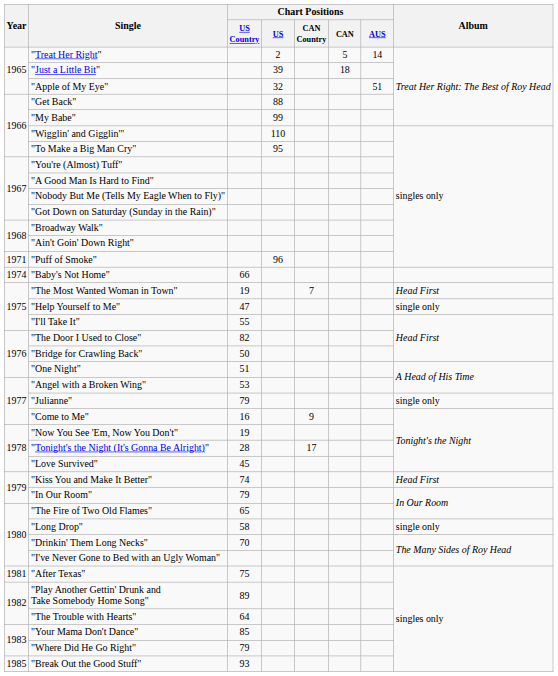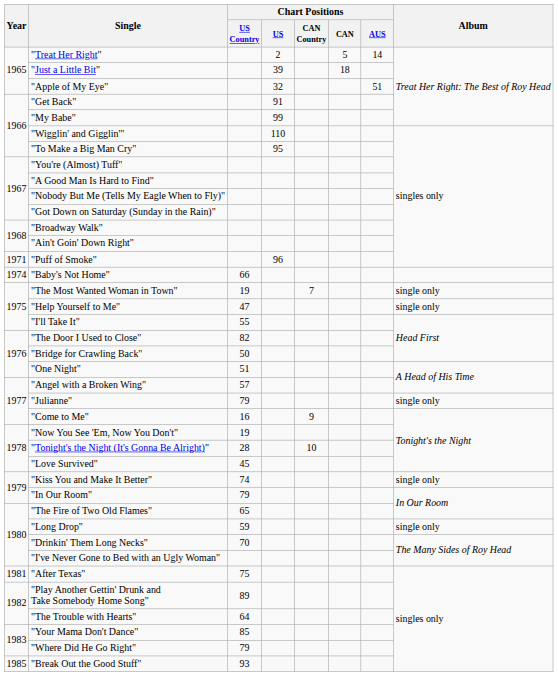(278, 102) 88 -> (278, 102) 91
(417, 290) Head First -> (418, 290) single only
(245, 385) 53 -> (245, 385) 57
(311, 448) 17 -> (311, 448) 10
(417, 479) Head First -> (418, 479) single only
(245, 526) 58 -> (245, 526) 59
